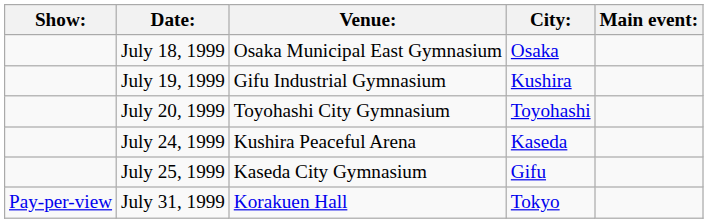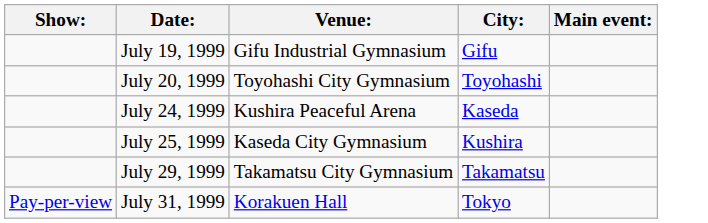- row: (173, 50)
(541, 80) Kushira -> (480, 50) Gifu
(528, 171) Gifu -> (492, 141) Kushira
+ row: (173, 171)
